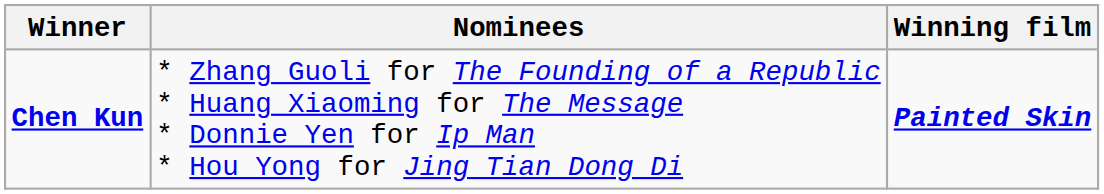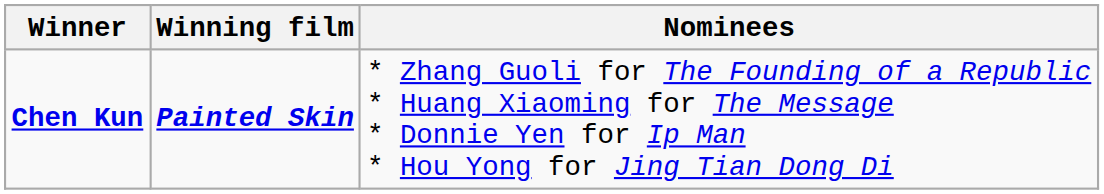columns swapped: (993, 27) <-> (519, 27)
